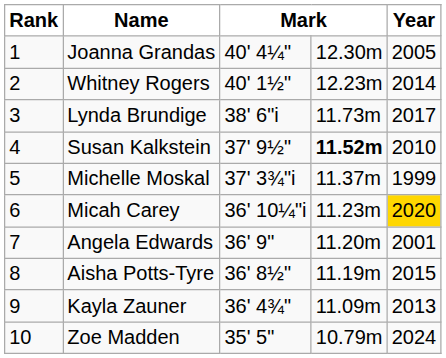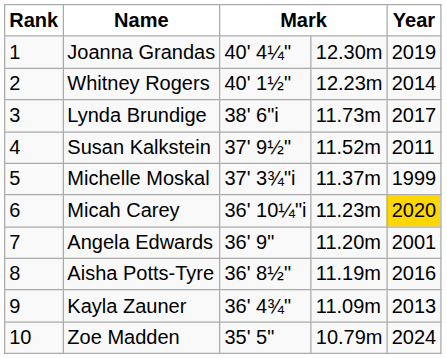(414, 52) 2005 -> (414, 52) 2019
(349, 147) bold -> (348, 147) normal
(414, 147) 2010 -> (413, 147) 2011
(414, 274) 2015 -> (414, 274) 2016
